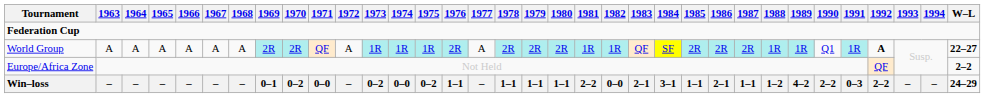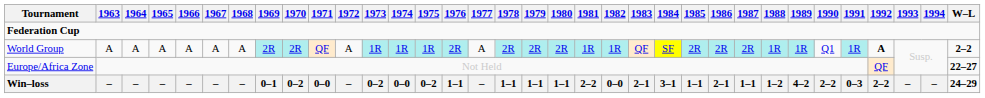(964, 48) 22–27 -> (964, 48) 2–2
(964, 66) 2–2 -> (964, 66) 22–27
